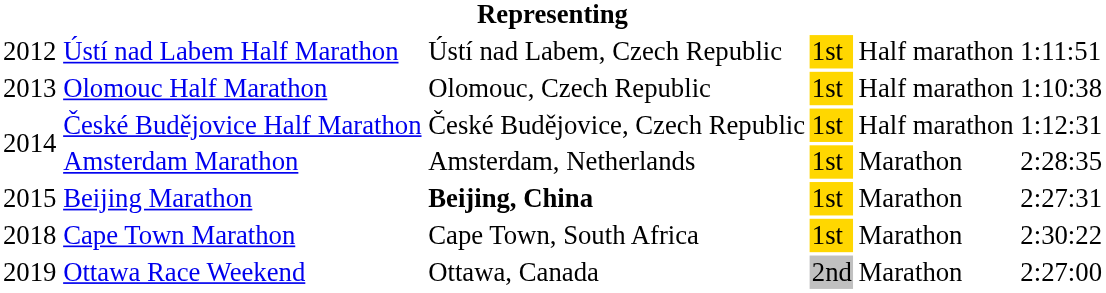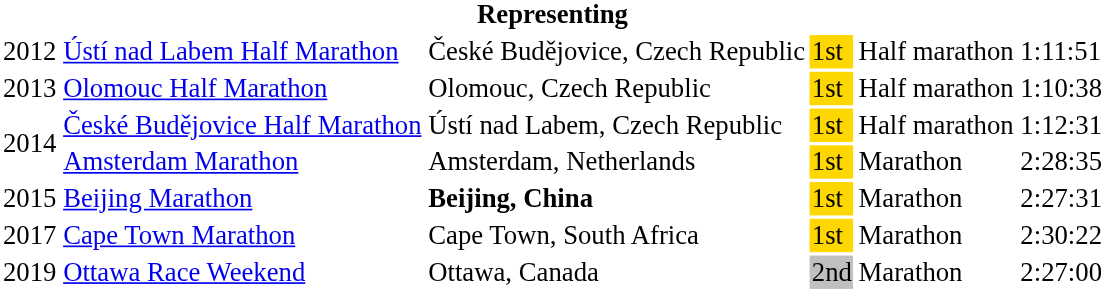(605, 51) Ústí nad Labem, Czech Republic -> (617, 51) České Budějovice, Czech Republic
(617, 124) České Budějovice, Czech Republic -> (605, 124) Ústí nad Labem, Czech Republic
(30, 235) 2018 -> (30, 235) 2017
